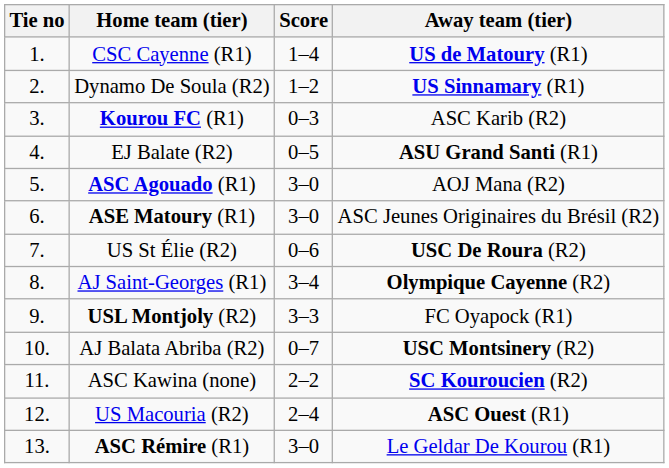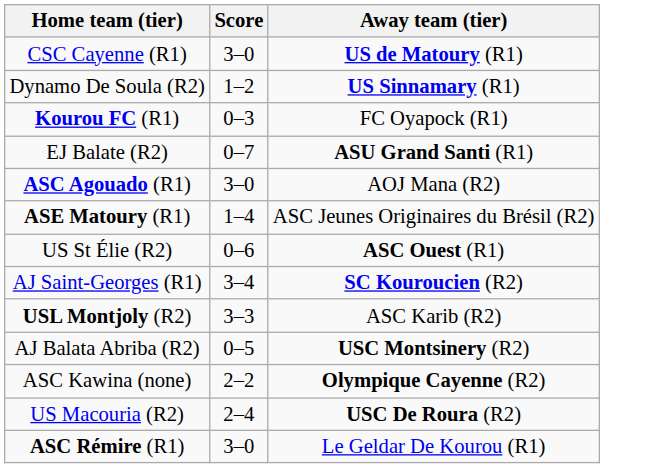- column: (37, 20)
(304, 53) 1–4 -> (239, 53) 3–0
(498, 119) ASC Karib (R2) -> (434, 119) FC Oyapock (R1)
(304, 151) 0–5 -> (239, 151) 0–7
(304, 217) 3–0 -> (239, 217) 1–4
(498, 250) USC De Roura (R2) -> (434, 250) ASC Ouest (R1)
(498, 282) Olympique Cayenne (R2) -> (434, 282) SC Kouroucien (R2)
(498, 315) FC Oyapock (R1) -> (434, 315) ASC Karib (R2)
(304, 348) 0–7 -> (239, 348) 0–5
(498, 380) SC Kouroucien (R2) -> (434, 380) Olympique Cayenne (R2)
(498, 413) ASC Ouest (R1) -> (434, 413) USC De Roura (R2)
